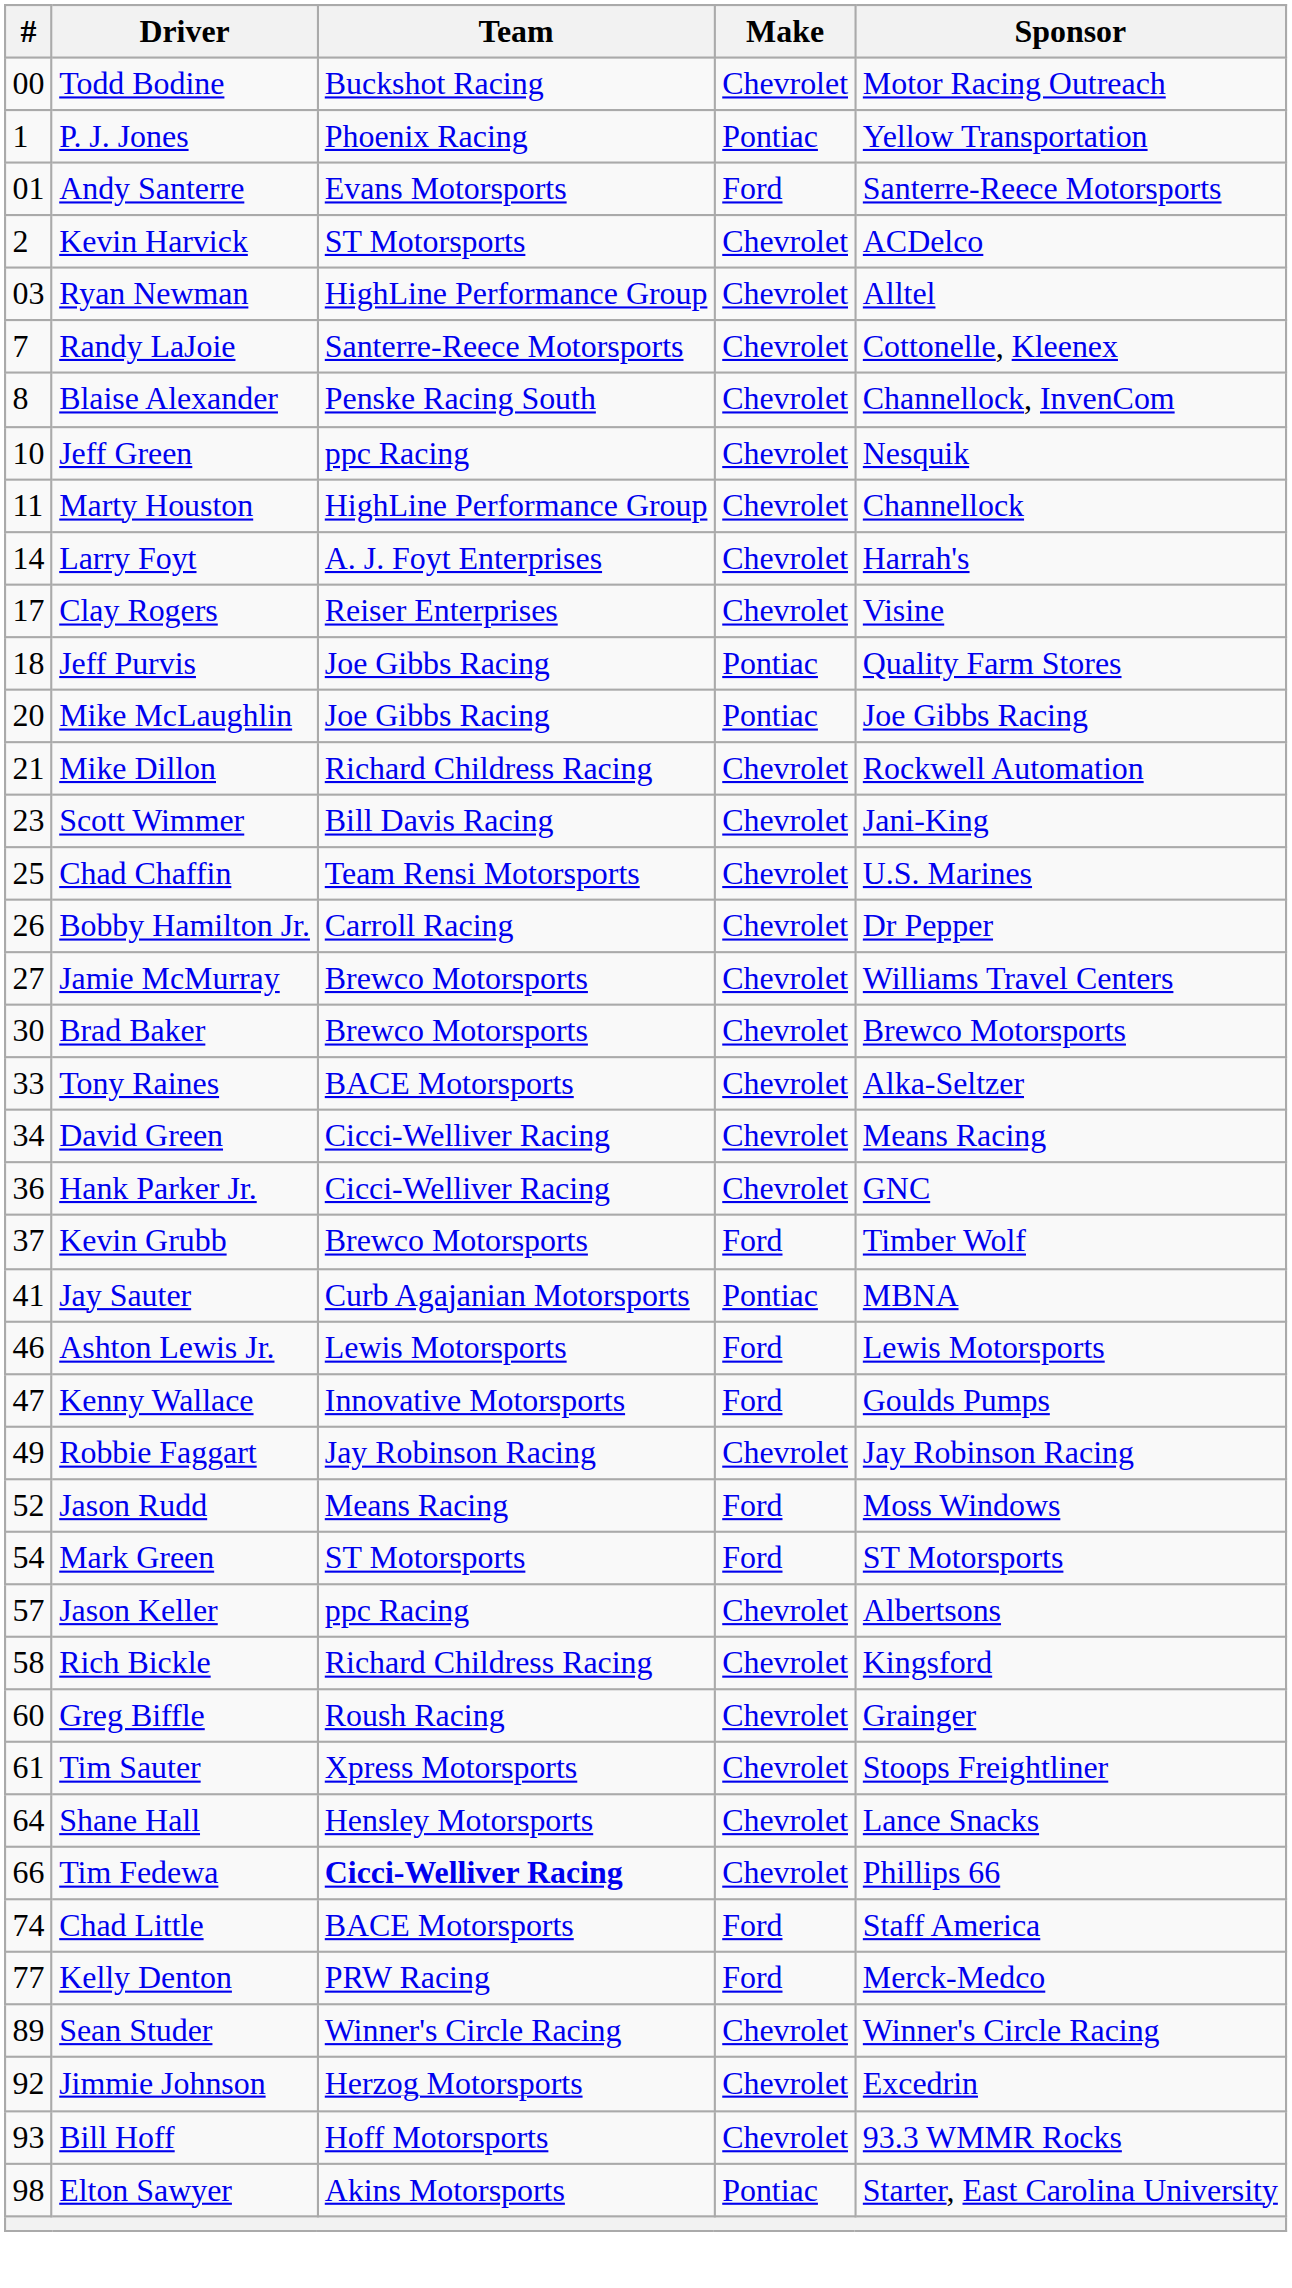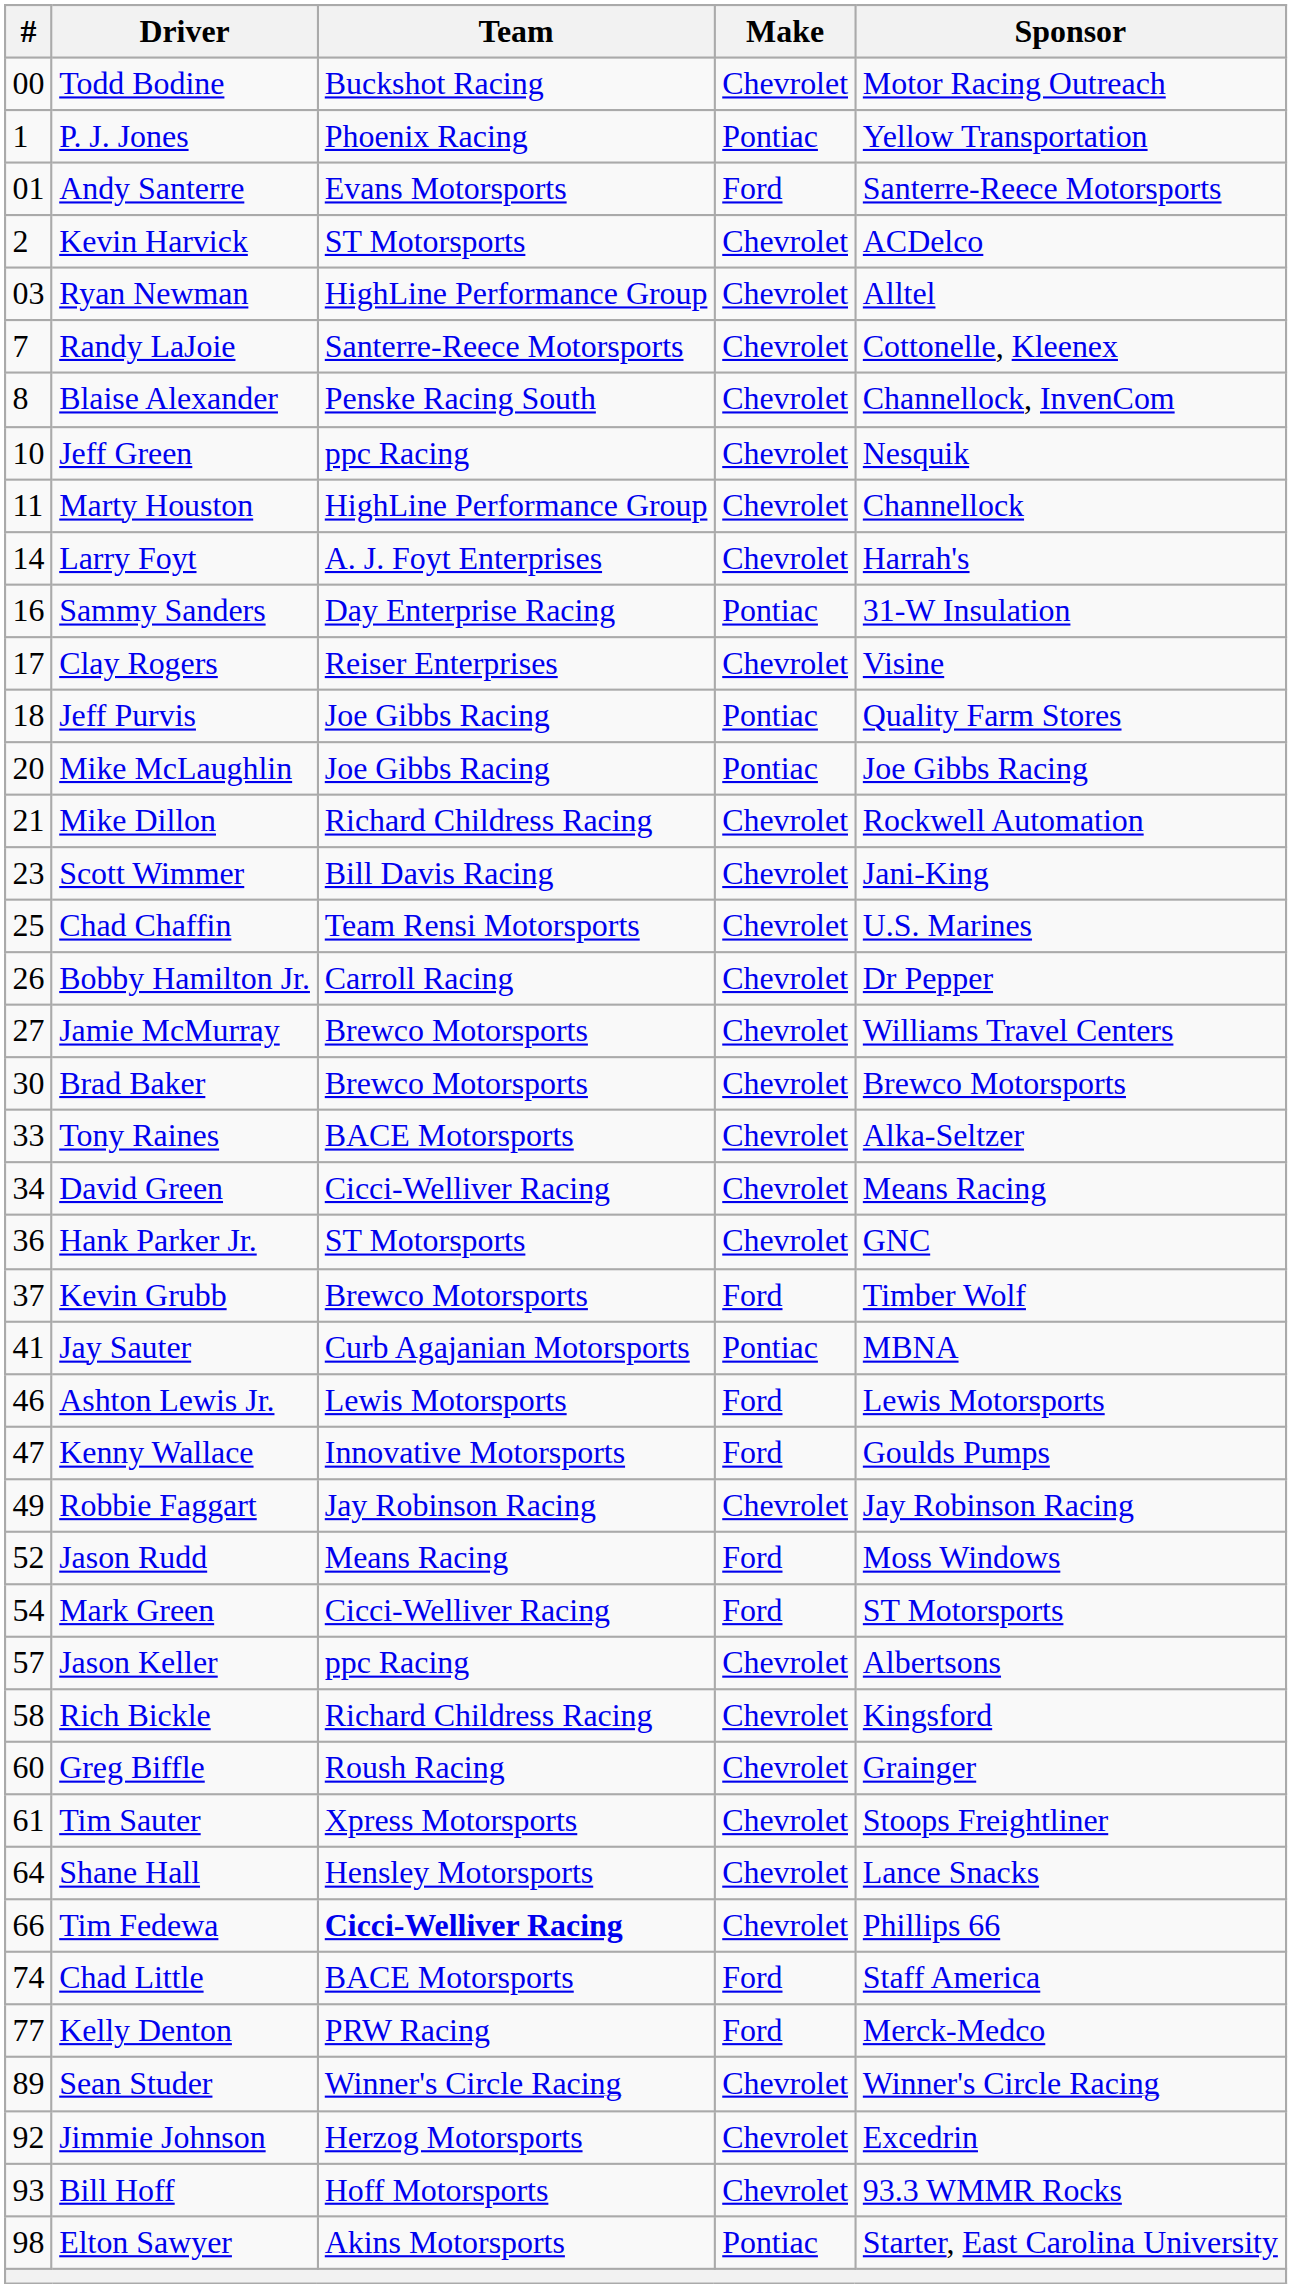+ row: (162, 609)
(467, 1188) Cicci-Welliver Racing -> (425, 1241) ST Motorsports
(425, 1557) ST Motorsports -> (467, 1609) Cicci-Welliver Racing
